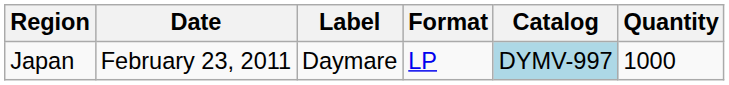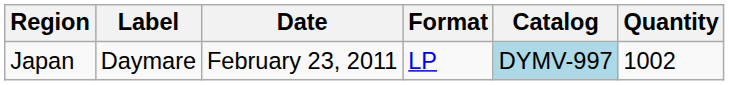columns swapped: (196, 23) <-> (350, 23)
(650, 60) 1000 -> (650, 60) 1002
